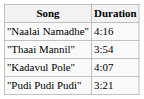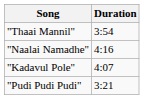rows swapped: (41, 49) <-> (48, 31)
